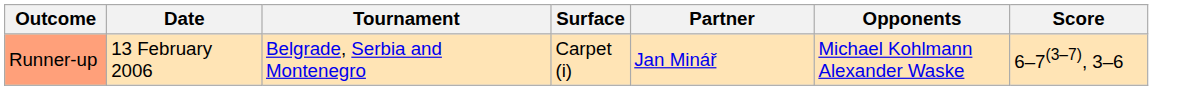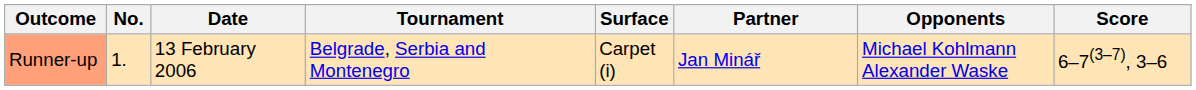+ column: (129, 19)
